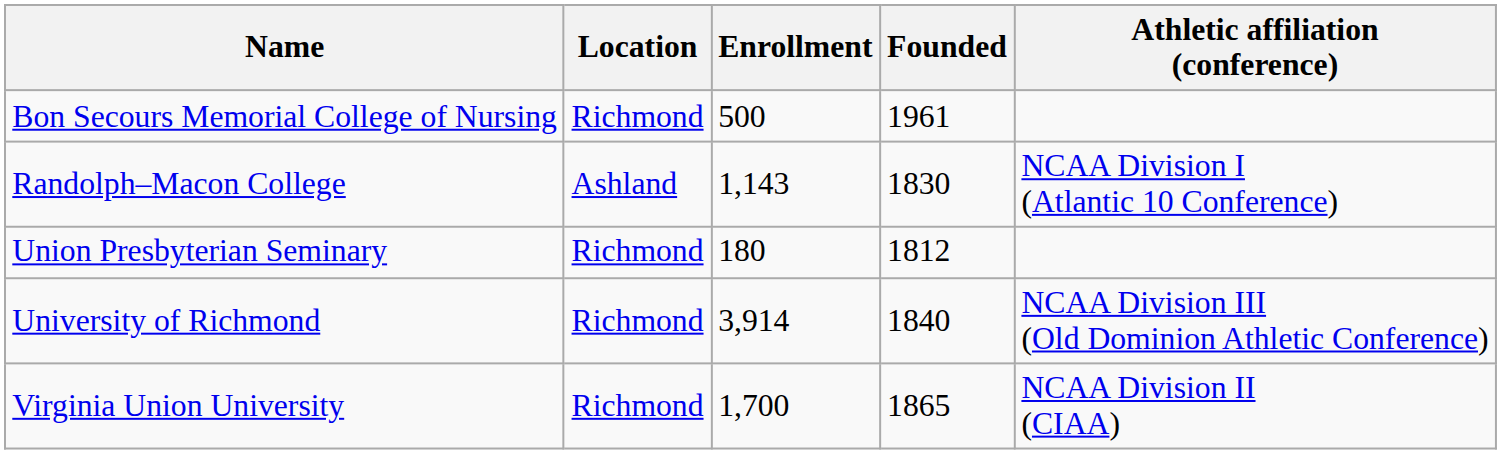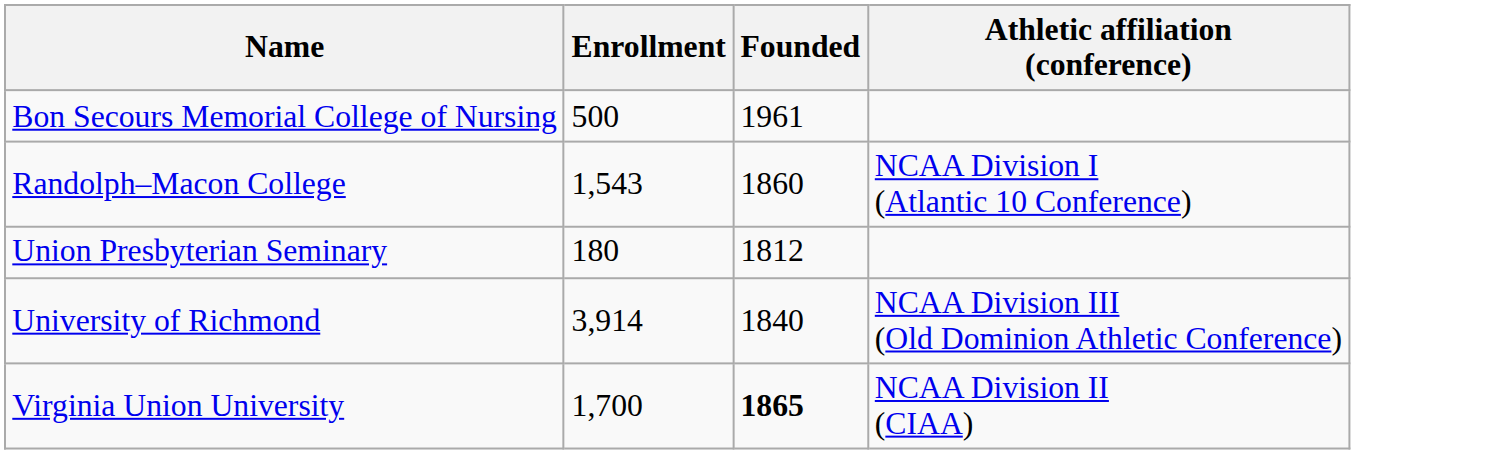- column: (638, 47)
(754, 183) 1,143 -> (607, 183) 1,543
(919, 183) 1830 -> (772, 183) 1860
(919, 405) normal -> (772, 405) bold
